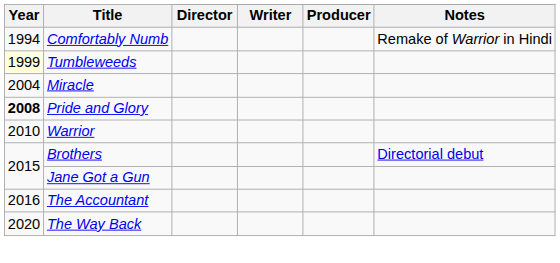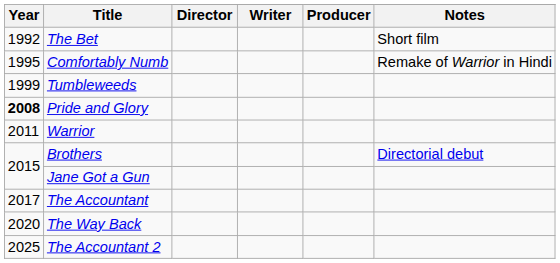+ row: (72, 39)
(24, 39) 1994 -> (24, 62) 1995
(24, 62) lightyellow background -> (24, 85) no background
- row: (70, 85)
(24, 131) 2010 -> (23, 131) 2011
(24, 200) 2016 -> (24, 200) 2017
+ row: (104, 246)
